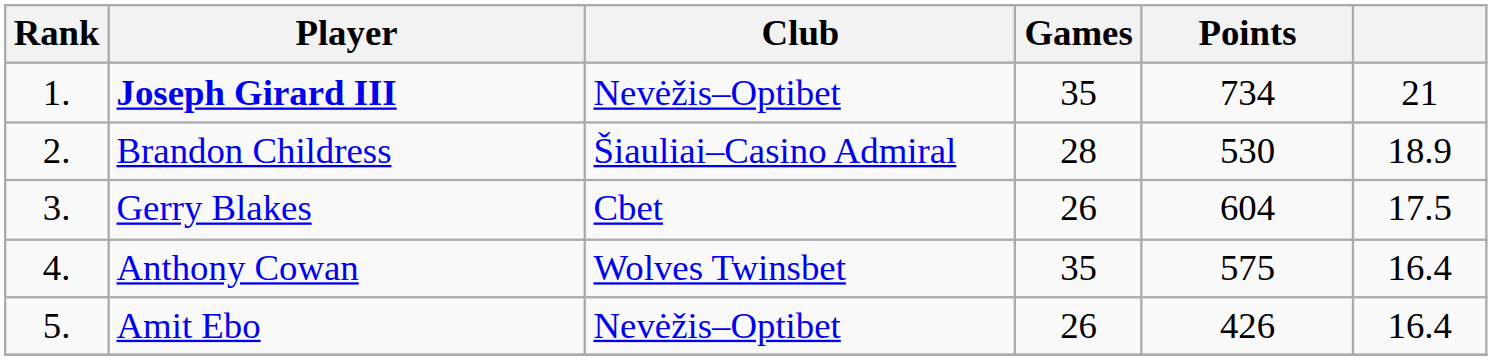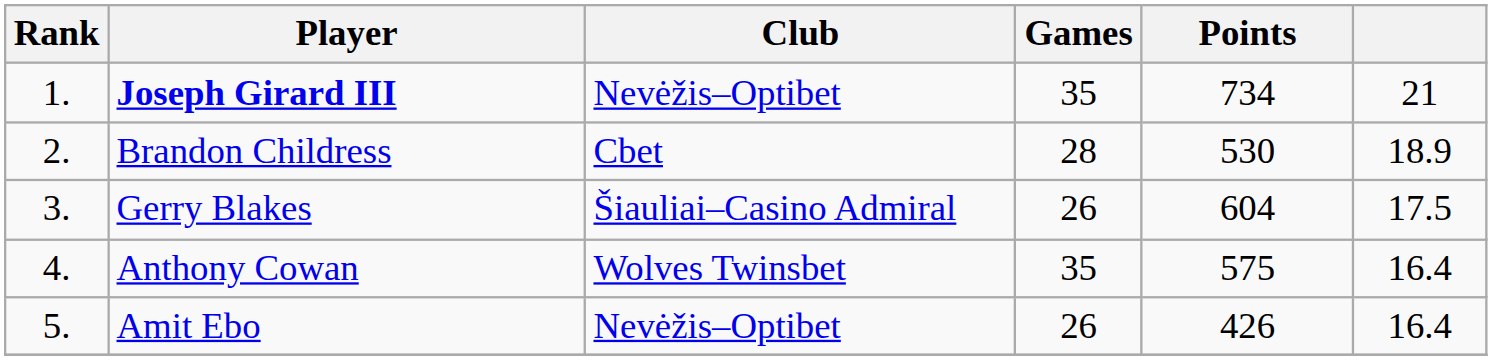(775, 150) Šiauliai–Casino Admiral -> (628, 150) Cbet
(628, 208) Cbet -> (775, 208) Šiauliai–Casino Admiral
